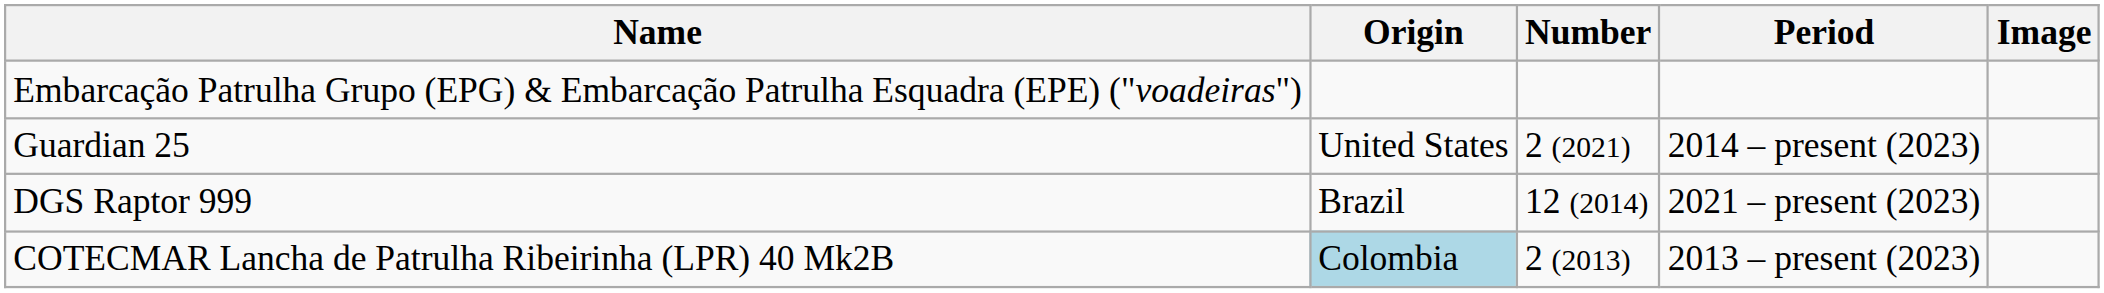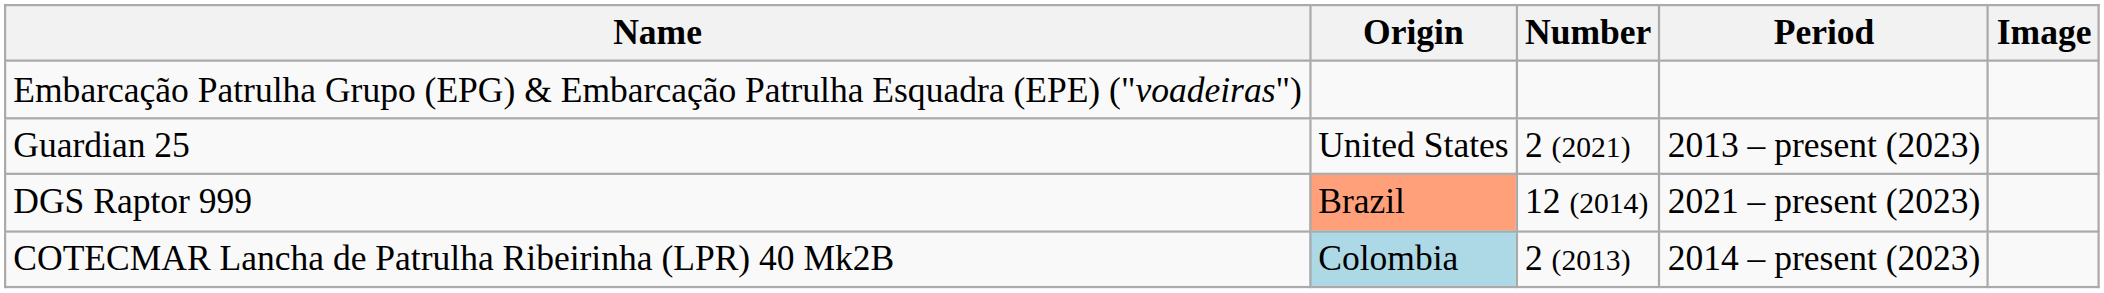(1824, 145) 2014 – present (2023) -> (1824, 145) 2013 – present (2023)
(1362, 201) no background -> (1362, 201) lightsalmon background
(1824, 257) 2013 – present (2023) -> (1824, 257) 2014 – present (2023)
